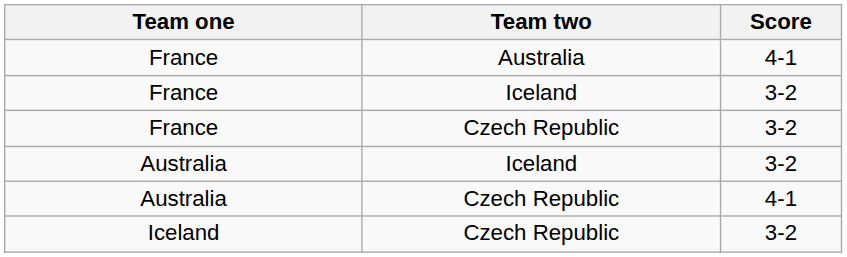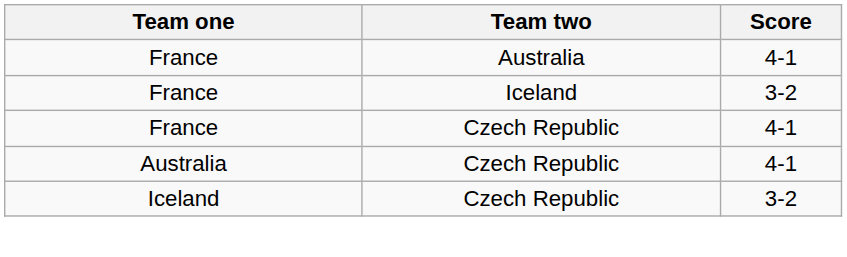(781, 127) 3-2 -> (781, 127) 4-1
- row: (184, 163)
